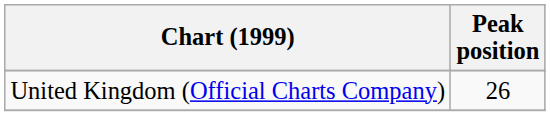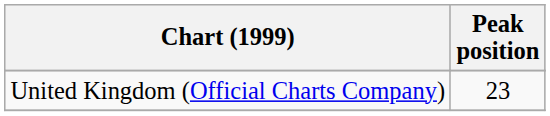(498, 90) 26 -> (498, 90) 23
